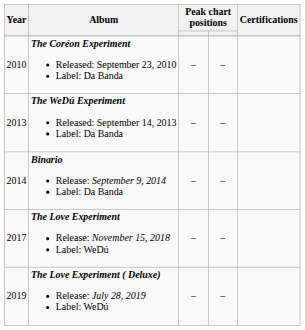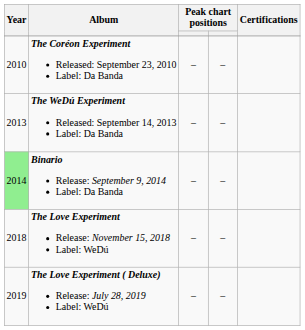(17, 180) no background -> (17, 180) lightgreen background
(17, 238) 2017 -> (17, 238) 2018
